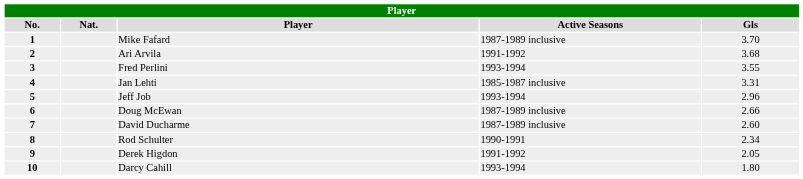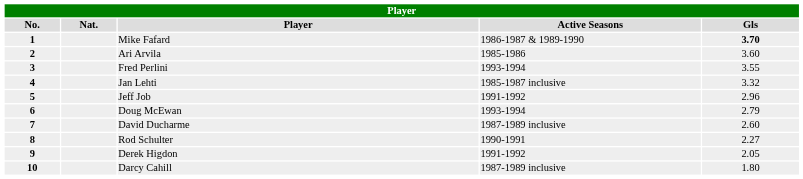(523, 39) 1987-1989 inclusive -> (532, 39) 1986-1987 & 1989-1990
(751, 39) normal -> (751, 39) bold
(503, 53) 1991-1992 -> (503, 53) 1985-1986
(751, 53) 3.68 -> (751, 53) 3.60
(751, 82) 3.31 -> (751, 82) 3.32
(503, 96) 1993-1994 -> (503, 96) 1991-1992
(523, 111) 1987-1989 inclusive -> (503, 111) 1993-1994
(751, 111) 2.66 -> (751, 111) 2.79
(751, 139) 2.34 -> (751, 139) 2.27
(503, 168) 1993-1994 -> (523, 168) 1987-1989 inclusive
